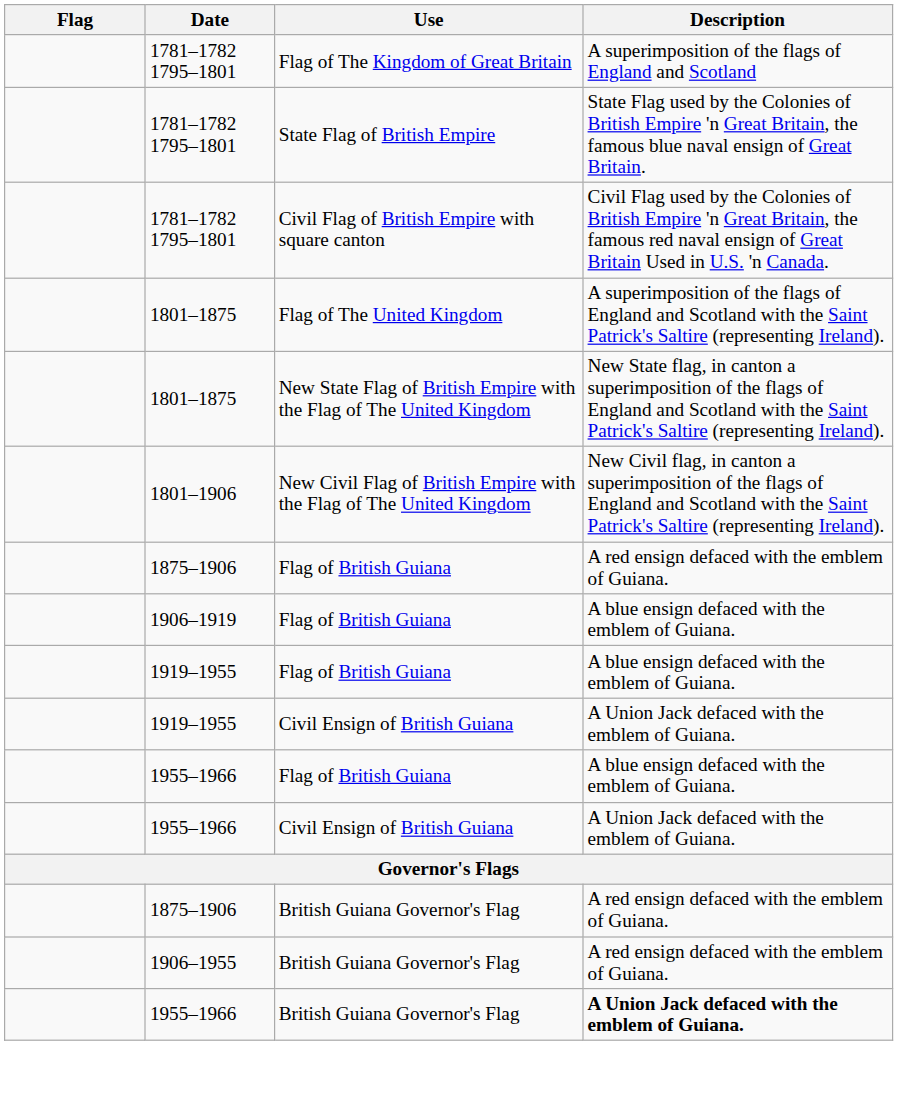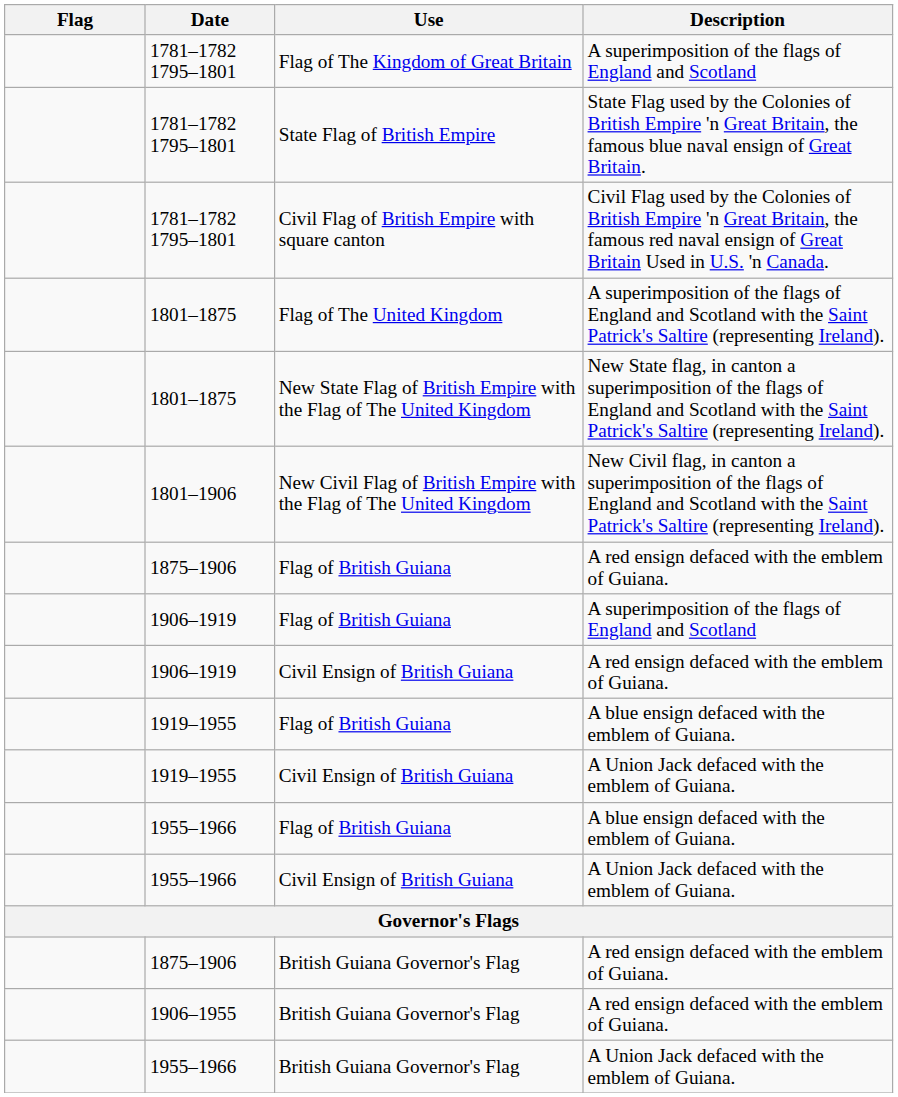(706, 619) A blue ensign defaced with the emblem of Guiana. -> (714, 619) A superimposition of the flags of England and Scotland
+ row: (193, 671)
(713, 1014) bold -> (706, 1066) normal
